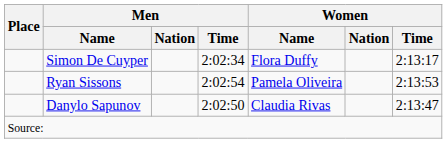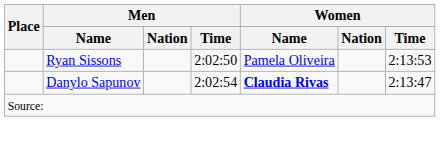- row: (97, 60)
(223, 82) 2:02:54 -> (216, 60) 2:02:50
(223, 104) 2:02:50 -> (216, 82) 2:02:54
(291, 104) normal -> (286, 82) bold
